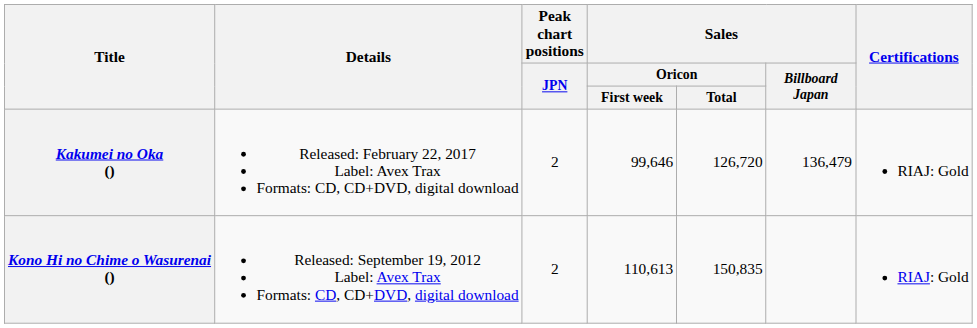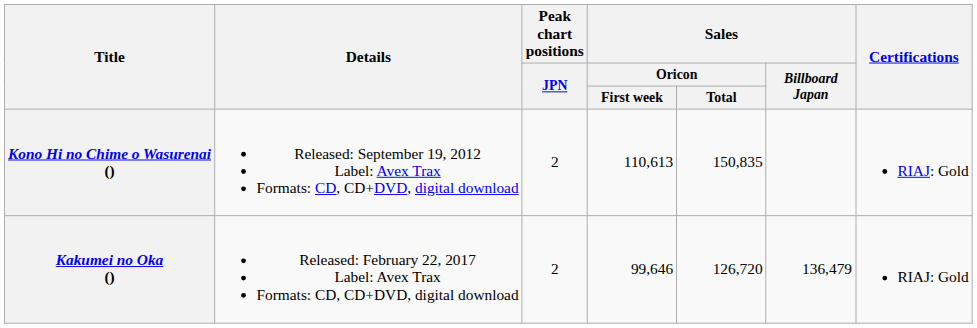rows swapped: (110, 269) <-> (110, 162)
